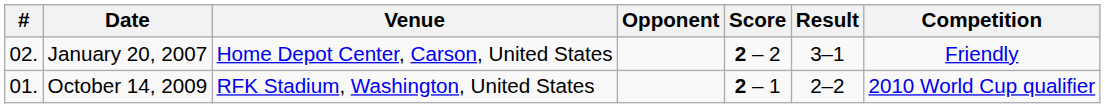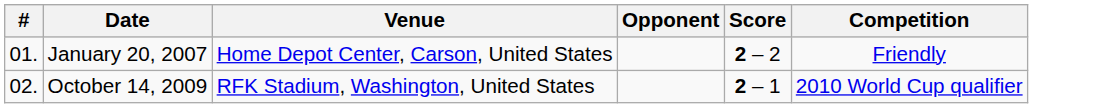- column: (827, 20)
(24, 53) 02. -> (24, 53) 01.
(24, 86) 01. -> (24, 86) 02.
